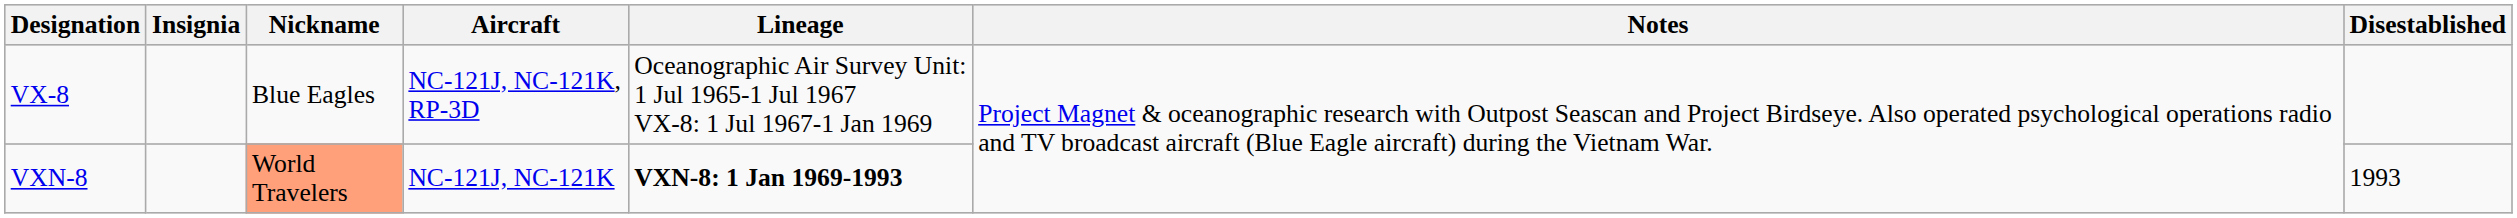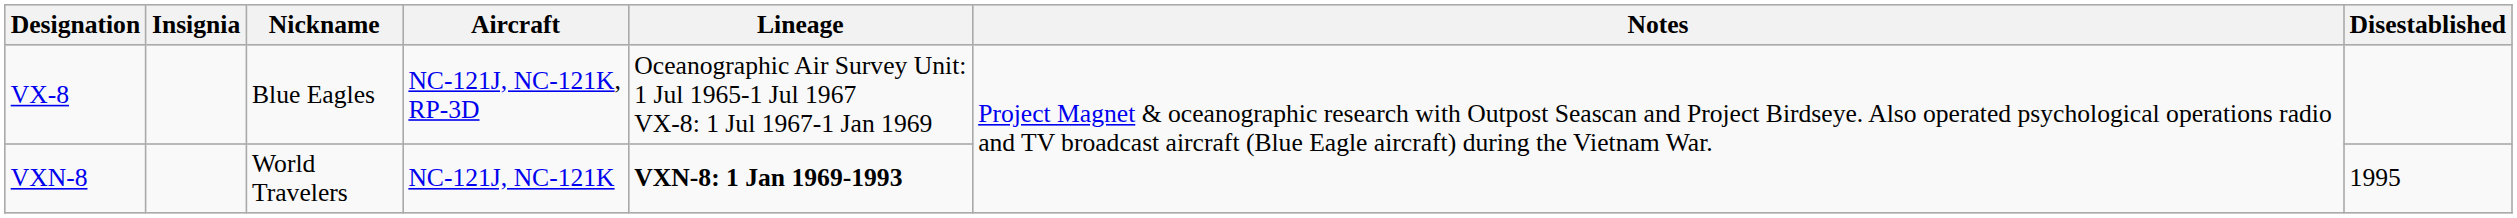(300, 178) lightsalmon background -> (300, 178) no background
(2375, 178) 1993 -> (2375, 178) 1995
